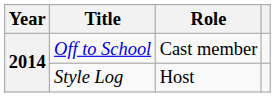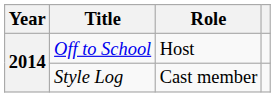(208, 48) Cast member -> (177, 48) Host
(177, 77) Host -> (208, 77) Cast member
